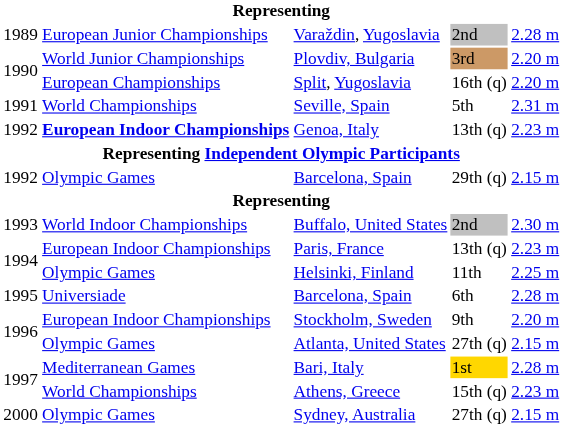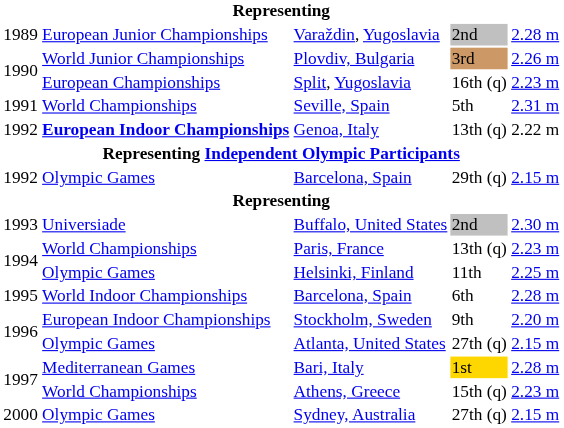(535, 58) 2.20 m -> (535, 58) 2.26 m
(535, 82) 2.20 m -> (535, 82) 2.23 m
(535, 129) 2.23 m -> (535, 129) 2.22 m
(145, 224) World Indoor Championships -> (84, 224) Universiade
(156, 248) European Indoor Championships -> (119, 248) World Championships
(84, 296) Universiade -> (145, 296) World Indoor Championships
